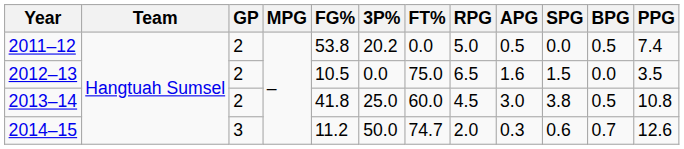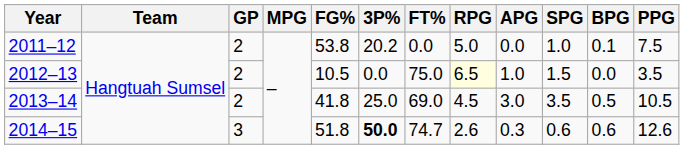(512, 46) 0.5 -> (512, 46) 0.0
(559, 46) 0.0 -> (559, 46) 1.0
(604, 46) 0.5 -> (604, 46) 0.1
(650, 46) 7.4 -> (650, 46) 7.5
(466, 74) no background -> (466, 74) lightyellow background
(512, 74) 1.6 -> (512, 74) 1.0
(426, 102) 60.0 -> (426, 102) 69.0
(559, 102) 3.8 -> (559, 102) 3.5
(655, 102) 10.8 -> (655, 102) 10.5
(331, 130) 11.2 -> (332, 130) 51.8
(380, 130) normal -> (380, 130) bold
(466, 130) 2.0 -> (466, 130) 2.6
(604, 130) 0.7 -> (604, 130) 0.6
